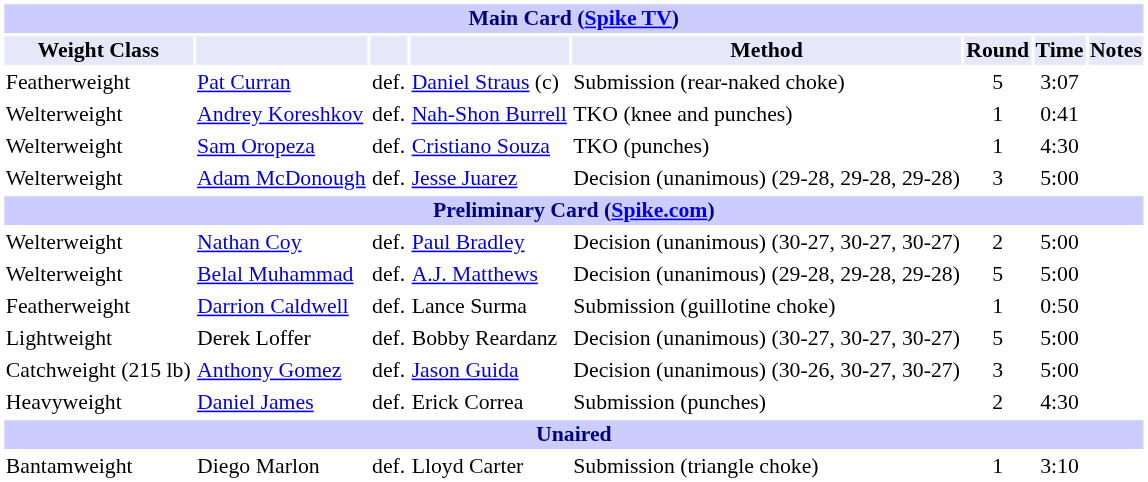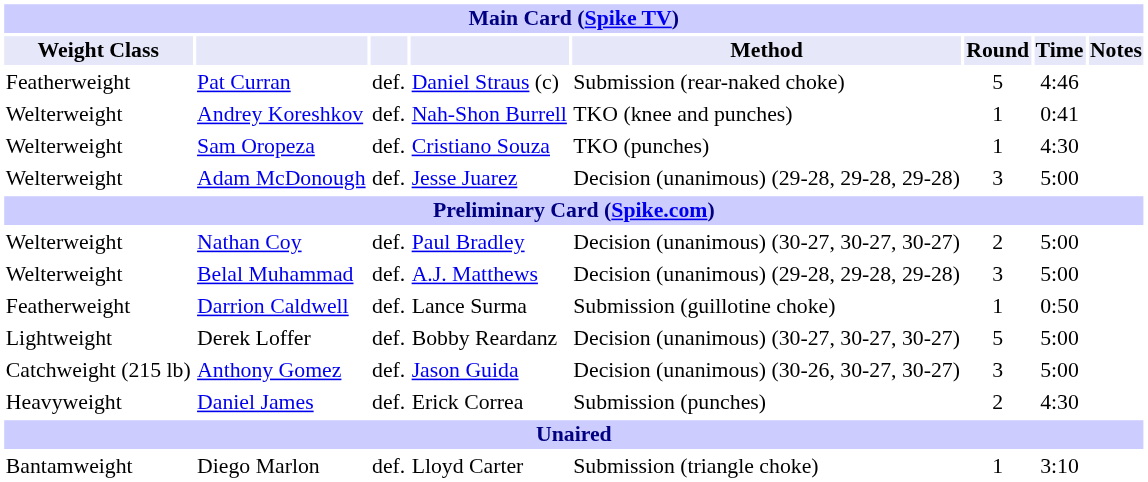(1060, 82) 3:07 -> (1060, 82) 4:46
(998, 274) 5 -> (998, 274) 3
